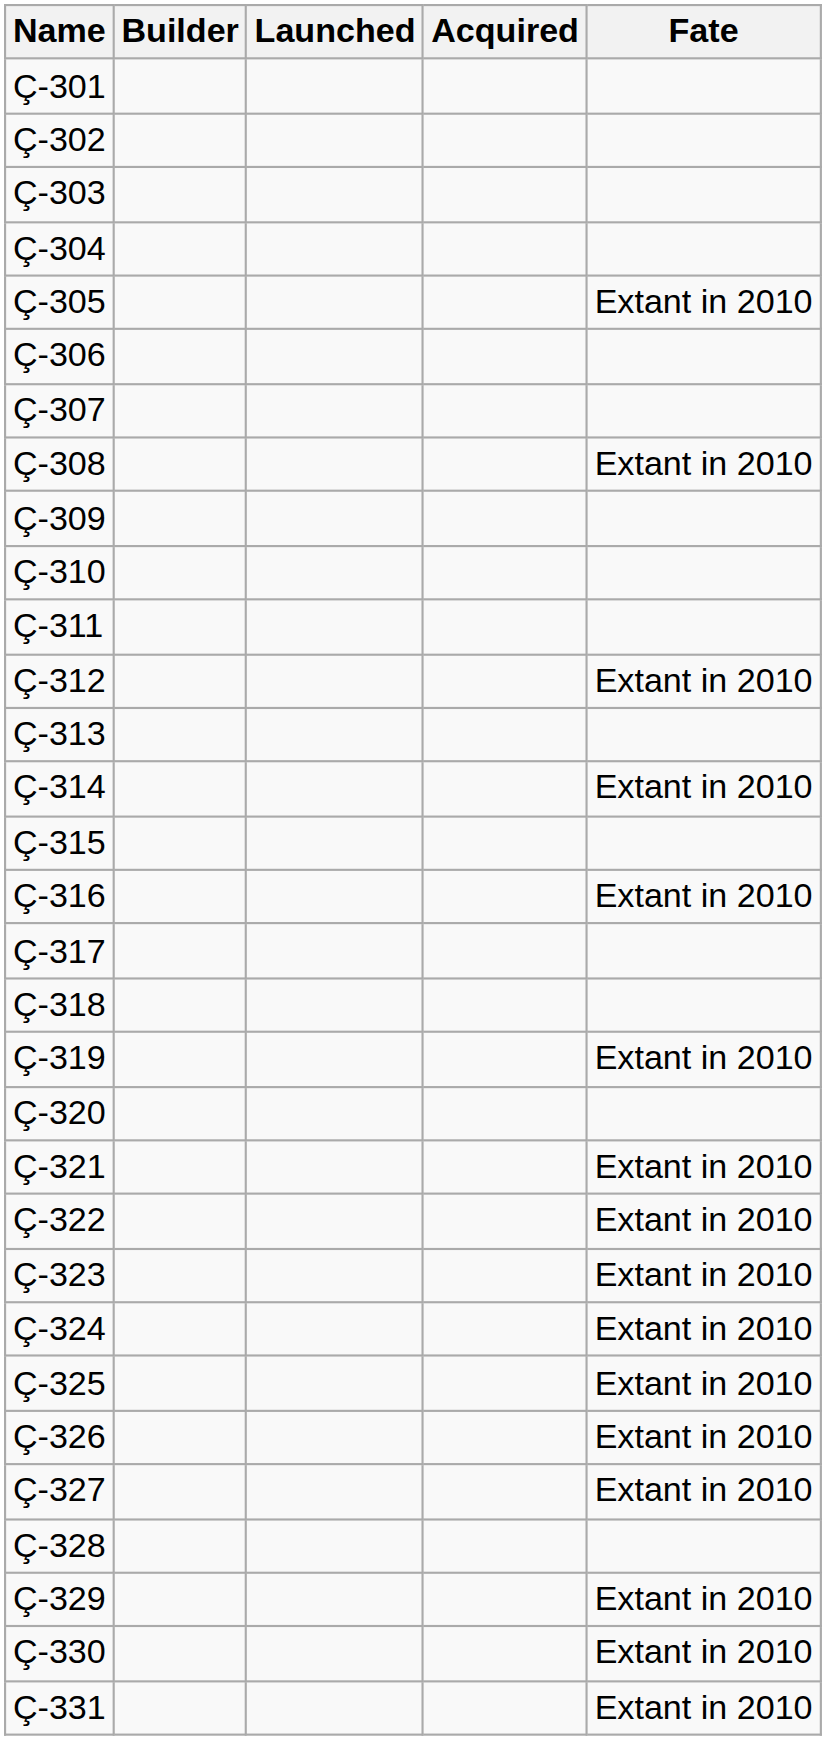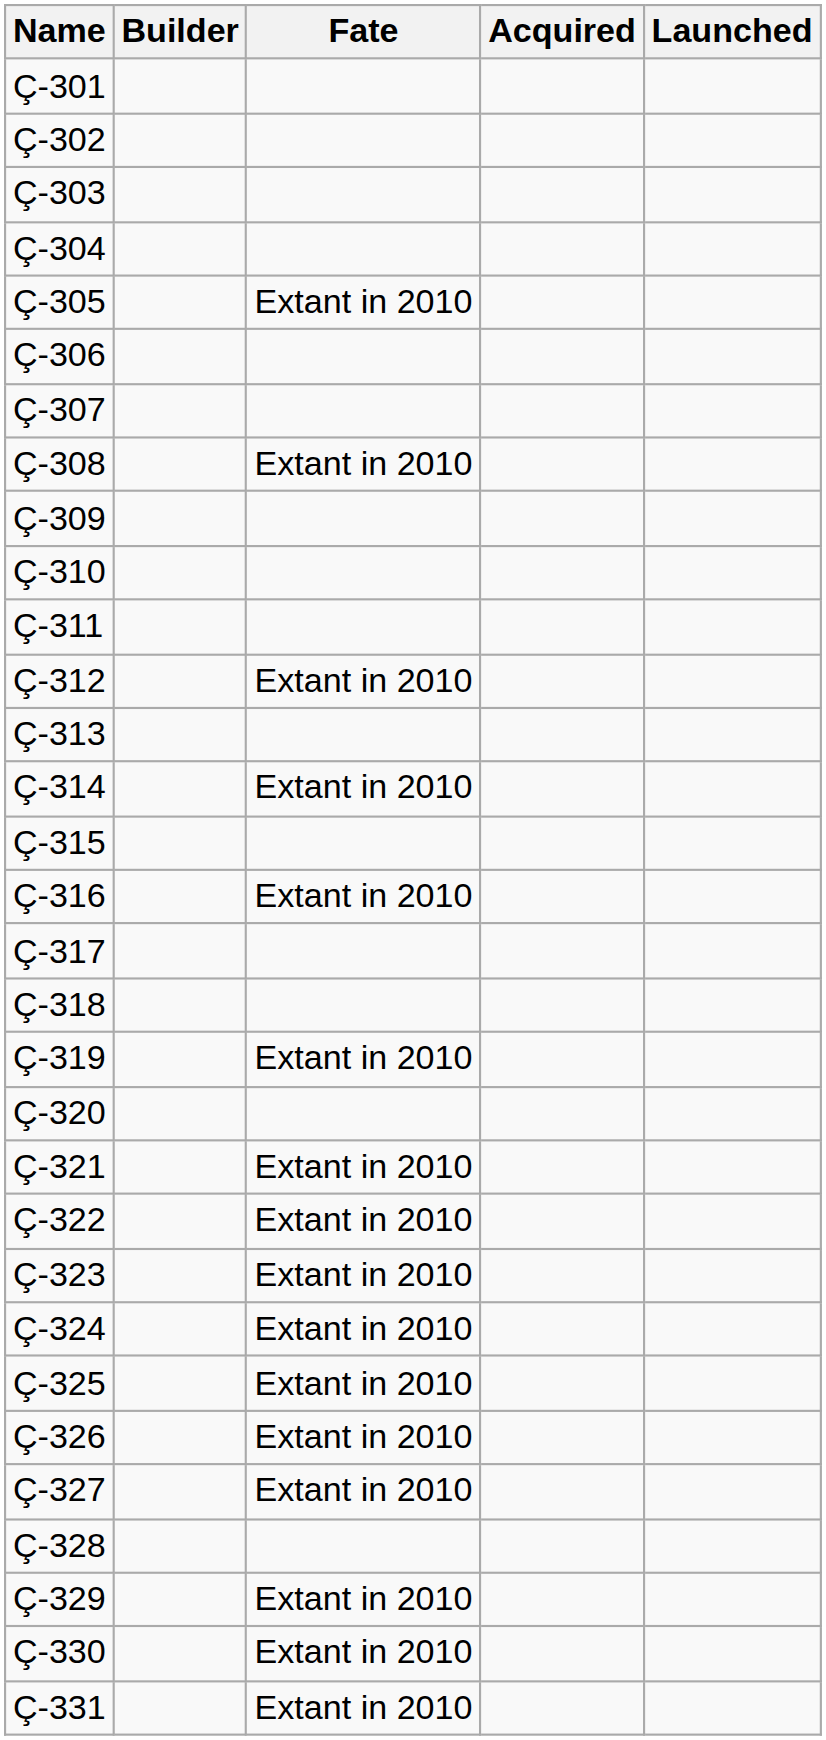columns swapped: (335, 31) <-> (704, 31)
